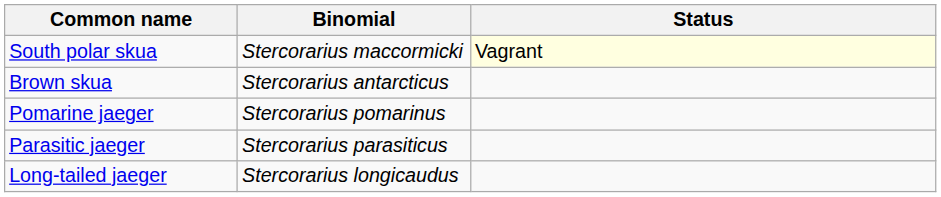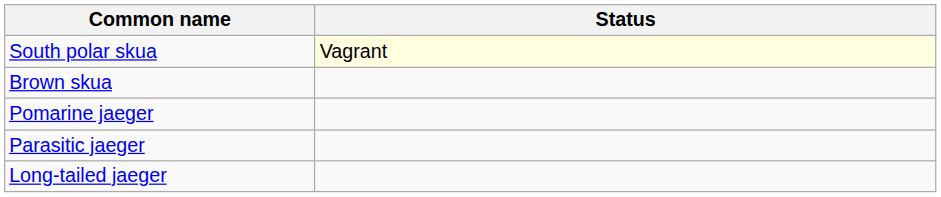- column: (354, 20)
